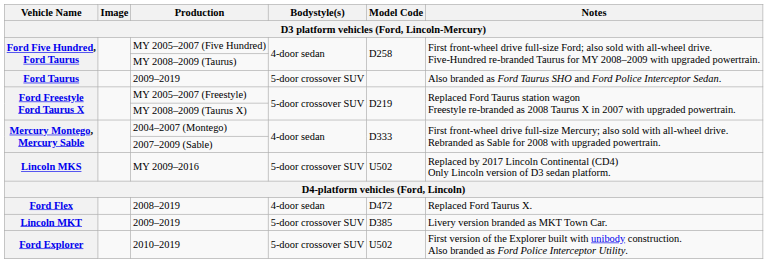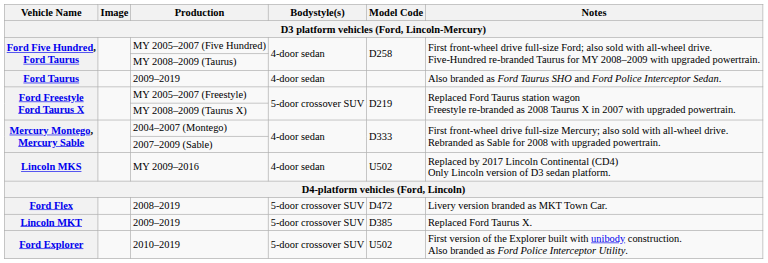(317, 78) 5-door crossover SUV -> (298, 78) 4-door sedan
(317, 167) 5-door crossover SUV -> (298, 167) 4-door sedan
(298, 205) 4-door sedan -> (317, 205) 5-door crossover SUV
(480, 205) Replaced Ford Taurus X. -> (518, 205) Livery version branded as MKT Town Car.
(518, 222) Livery version branded as MKT Town Car. -> (480, 222) Replaced Ford Taurus X.
